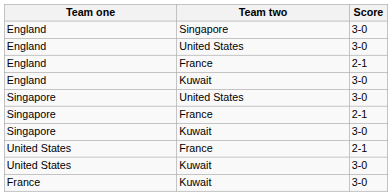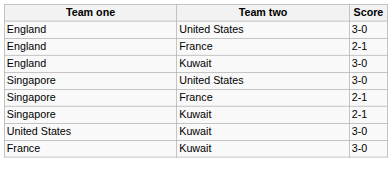- row: (26, 30)
(359, 132) 3-0 -> (359, 115) 2-1
- row: (39, 149)
